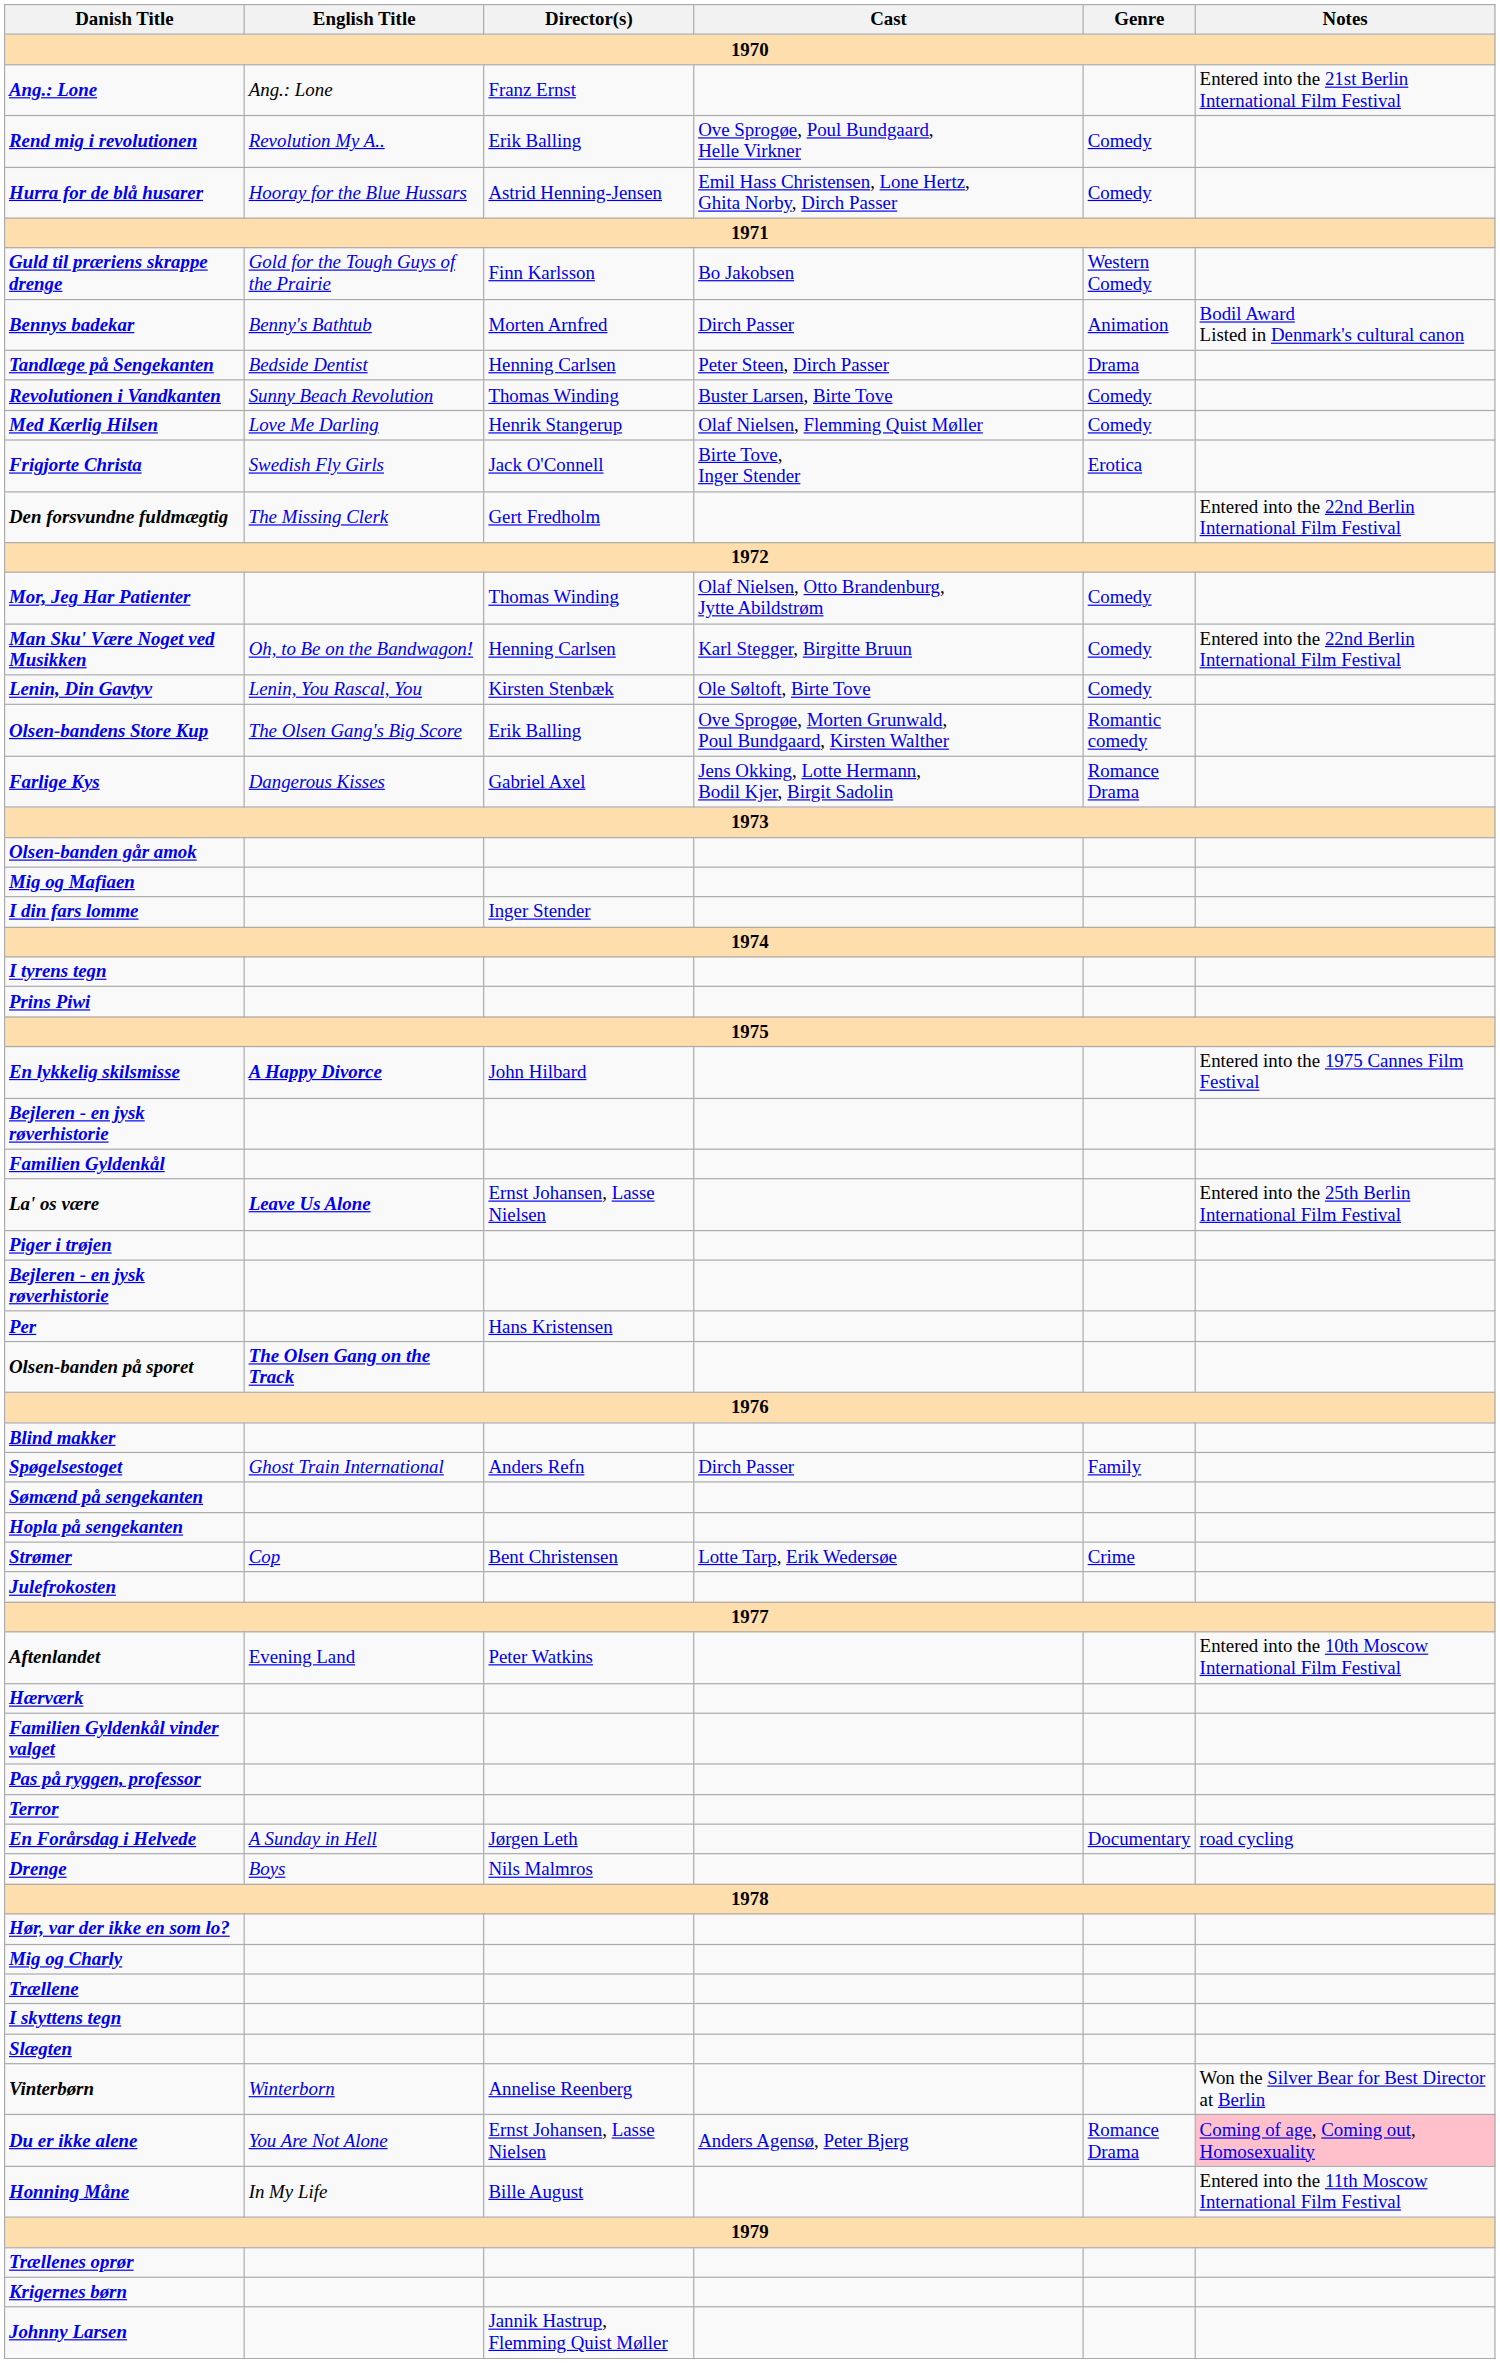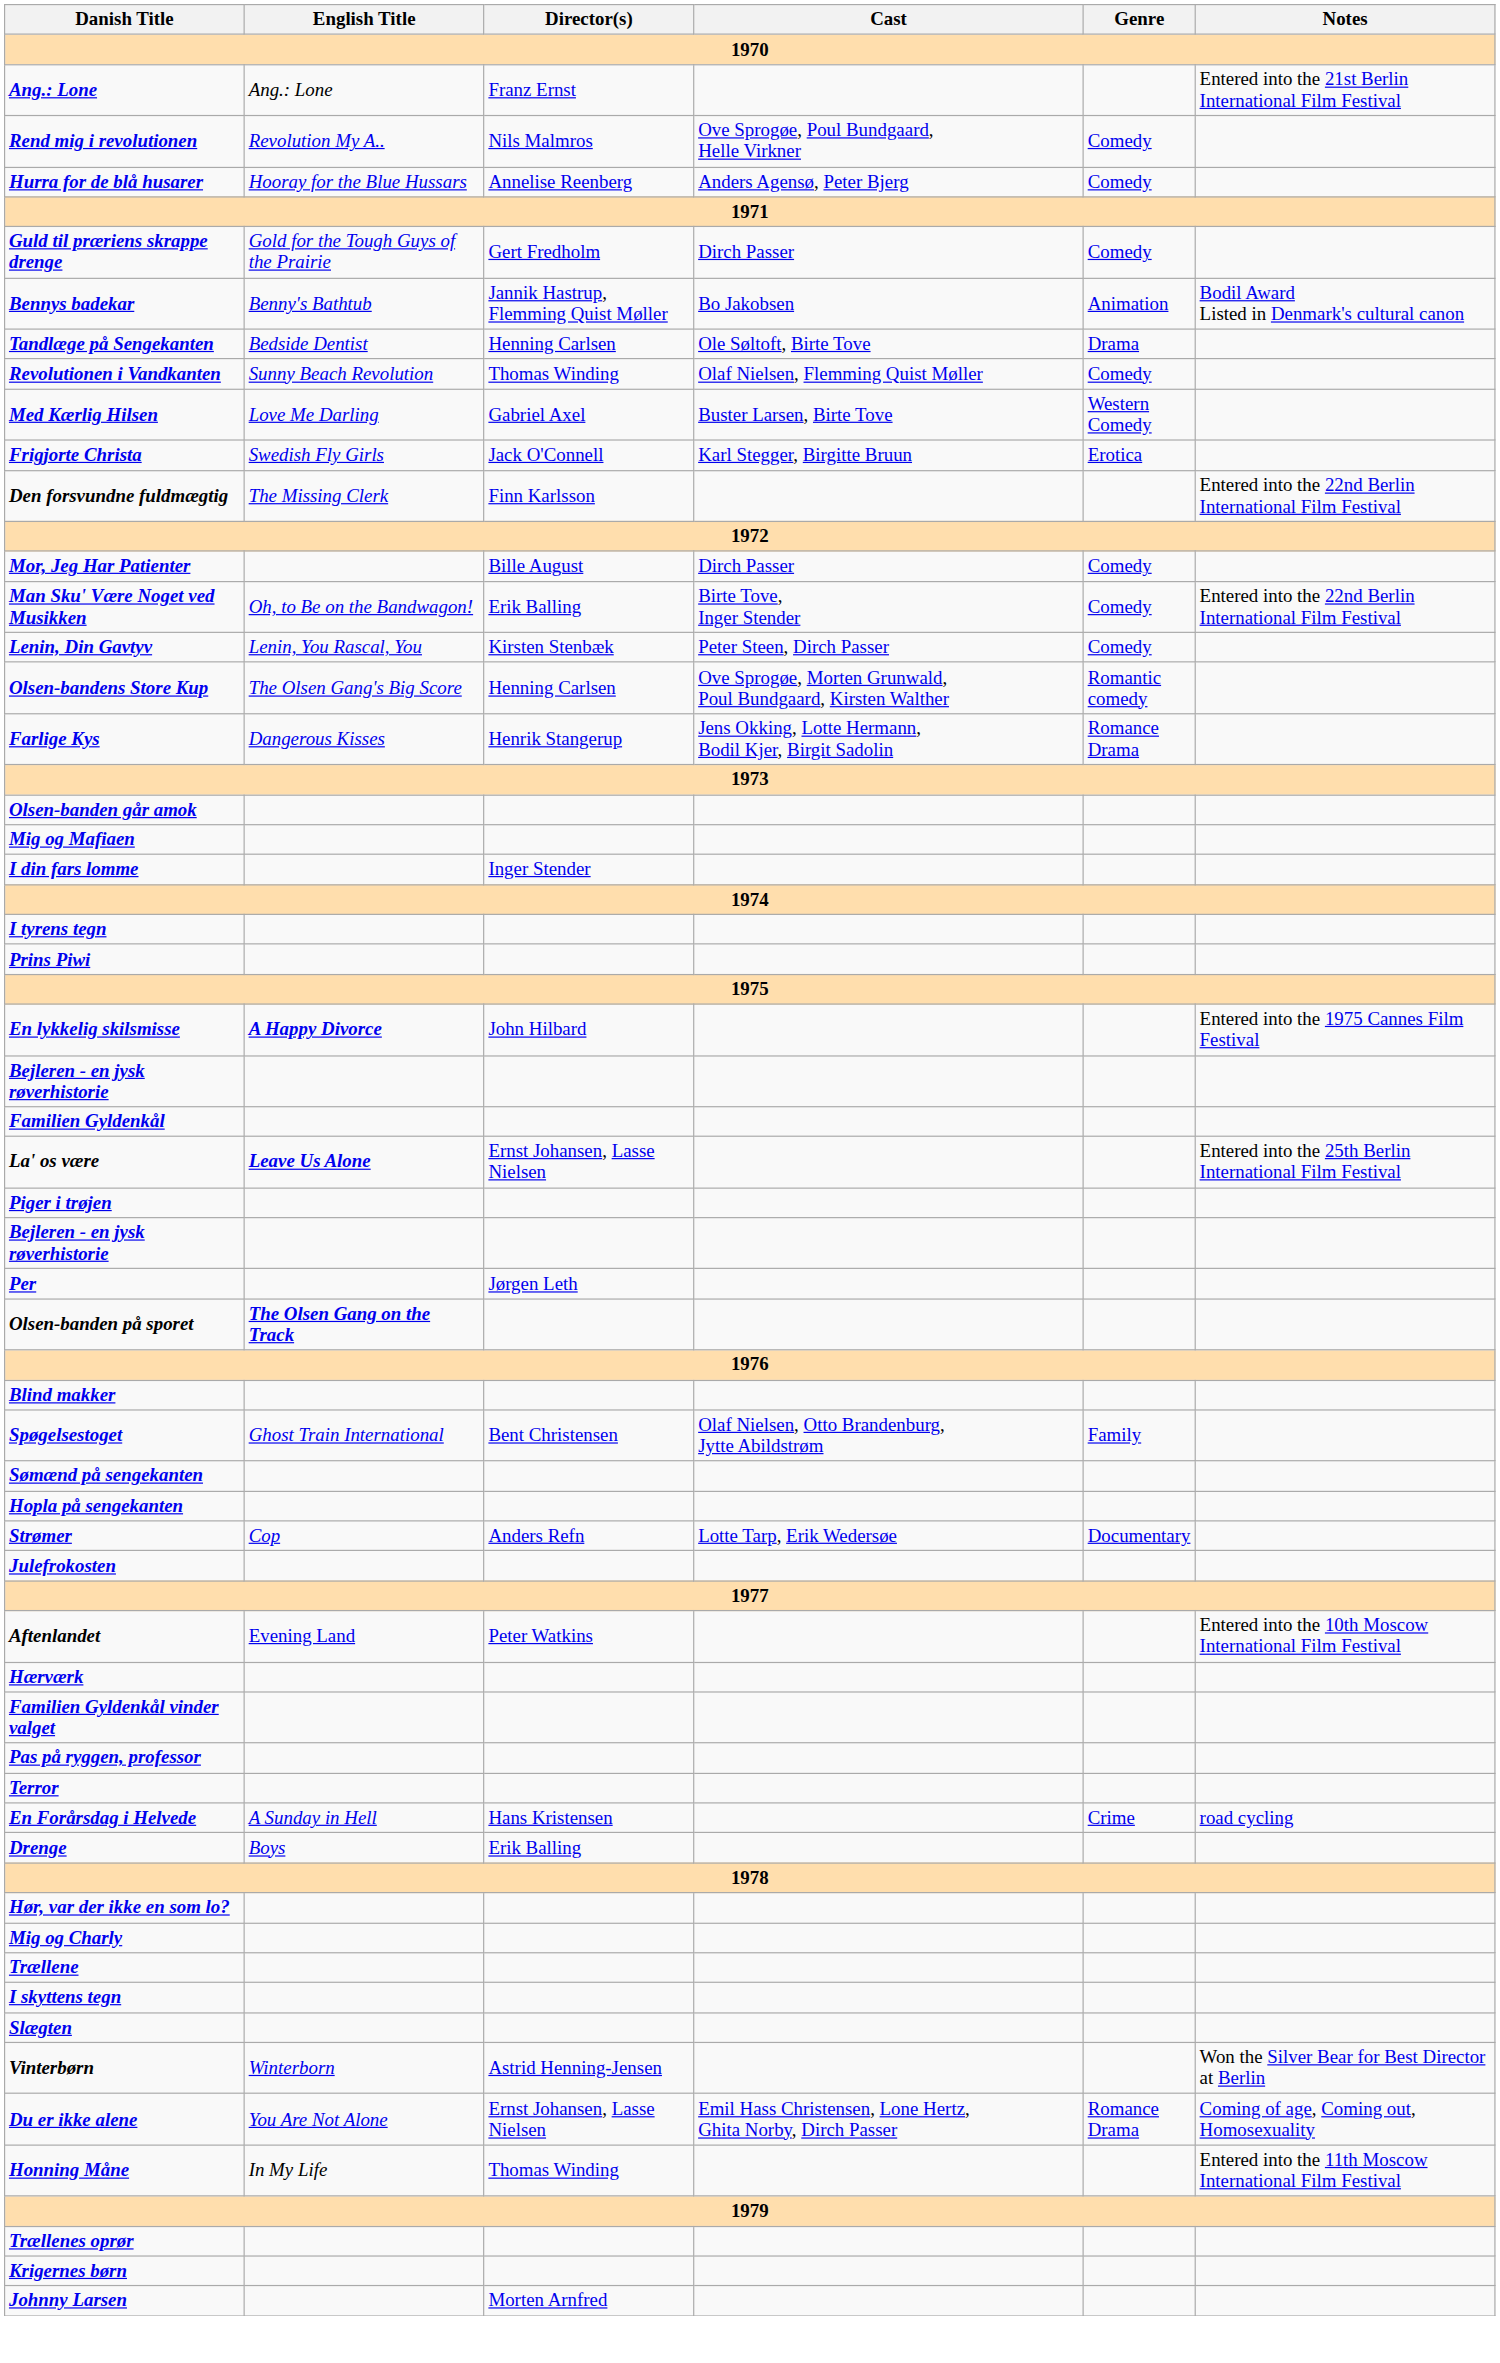(535, 141) Erik Balling -> (541, 141) Nils Malmros
(575, 192) Astrid Henning-Jensen -> (560, 181) Annelise Reenberg
(834, 192) Emil Hass Christensen, Lone Hertz, Ghita Norby, Dirch Passer -> (803, 181) Anders Agensø, Peter Bjerg
(542, 273) Finn Karlsson -> (544, 252) Gert Fredholm
(746, 273) Bo Jakobsen -> (746, 252) Dirch Passer
(1120, 273) Western Comedy -> (1120, 252) Comedy
(548, 324) Morten Arnfred -> (578, 303) Jannik Hastrup, Flemming Quist Møller
(746, 324) Dirch Passer -> (746, 303) Bo Jakobsen
(794, 365) Peter Steen, Dirch Passer -> (784, 343) Ole Søltoft, Birte Tove
(795, 395) Buster Larsen, Birte Tove -> (841, 373) Olaf Nielsen, Flemming Quist Møller
(555, 425) Henrik Stangerup -> (537, 414) Gabriel Axel
(841, 425) Olaf Nielsen, Flemming Quist Møller -> (795, 414) Buster Larsen, Birte Tove
(1120, 425) Comedy -> (1120, 414) Western Comedy
(749, 465) Birte Tove, Inger Stender -> (805, 455) Karl Stegger, Birgitte Bruun
(544, 516) Gert Fredholm -> (542, 495) Finn Karlsson
(554, 597) Thomas Winding -> (536, 566) Bille August
(821, 597) Olaf Nielsen, Otto Brandenburg, Jytte Abildstrøm -> (746, 566) Dirch Passer
(552, 649) Henning Carlsen -> (535, 606) Erik Balling
(805, 649) Karl Stegger, Birgitte Bruun -> (749, 606) Birte Tove, Inger Stender
(784, 689) Ole Søltoft, Birte Tove -> (794, 647) Peter Steen, Dirch Passer
(535, 730) Erik Balling -> (552, 687) Henning Carlsen
(537, 781) Gabriel Axel -> (555, 738) Henrik Stangerup
(551, 1326) Hans Kristensen -> (533, 1283) Jørgen Leth
(536, 1467) Anders Refn -> (553, 1435) Bent Christensen
(746, 1467) Dirch Passer -> (821, 1435) Olaf Nielsen, Otto Brandenburg, Jytte Abildstrøm
(553, 1557) Bent Christensen -> (536, 1535) Anders Refn
(1111, 1557) Crime -> (1139, 1535) Documentary
(533, 1839) Jørgen Leth -> (551, 1817) Hans Kristensen
(1139, 1839) Documentary -> (1111, 1817) Crime
(541, 1868) Nils Malmros -> (535, 1847) Erik Balling
(560, 2089) Annelise Reenberg -> (575, 2067) Astrid Henning-Jensen
(803, 2140) Anders Agensø, Peter Bjerg -> (834, 2119) Emil Hass Christensen, Lone Hertz, Ghita Norby, Dirch Passer
(1308, 2140) pink background -> (1308, 2119) no background
(536, 2191) Bille August -> (554, 2170) Thomas Winding
(578, 2332) Jannik Hastrup, Flemming Quist Møller -> (548, 2300) Morten Arnfred
